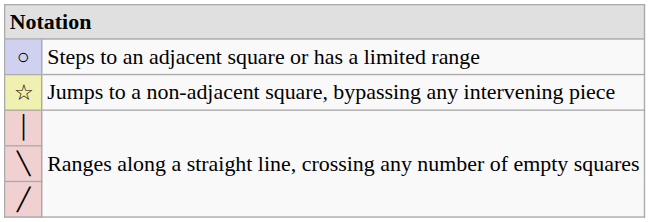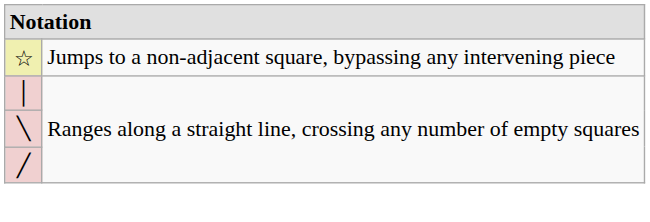- row: (23, 56)
